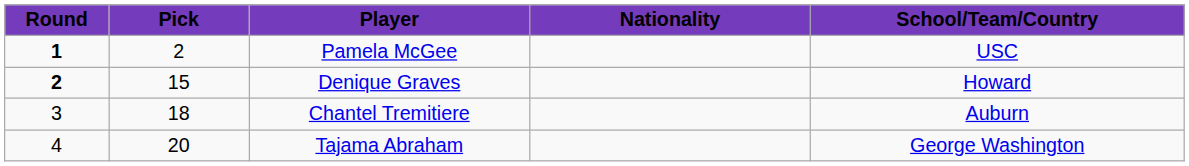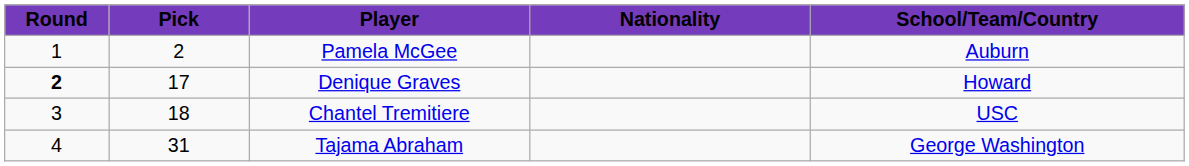(57, 51) bold -> (57, 51) normal
(997, 51) USC -> (997, 51) Auburn
(179, 82) 15 -> (179, 82) 17
(997, 113) Auburn -> (997, 113) USC
(179, 144) 20 -> (179, 144) 31
